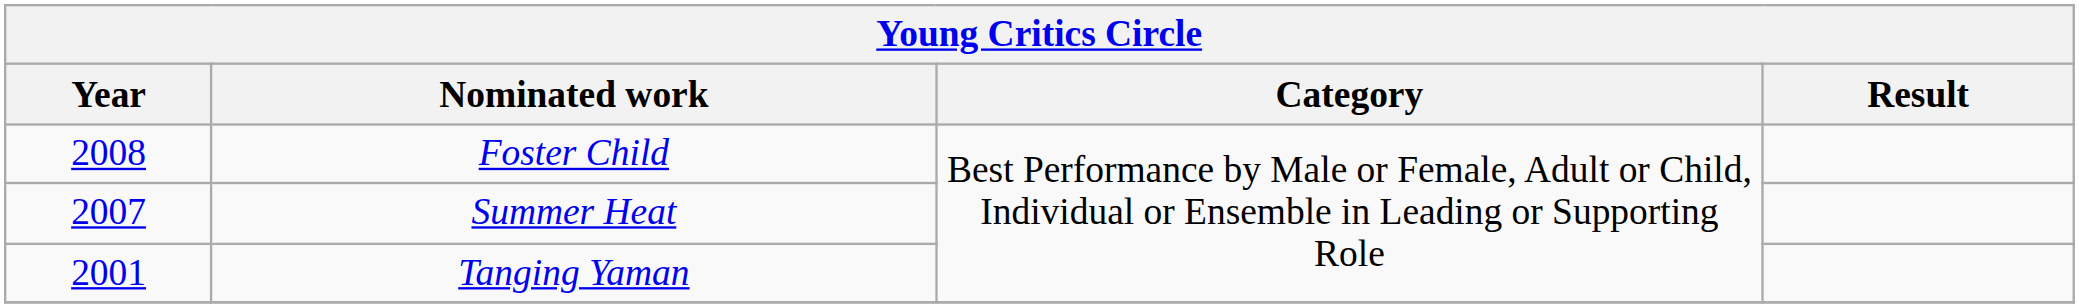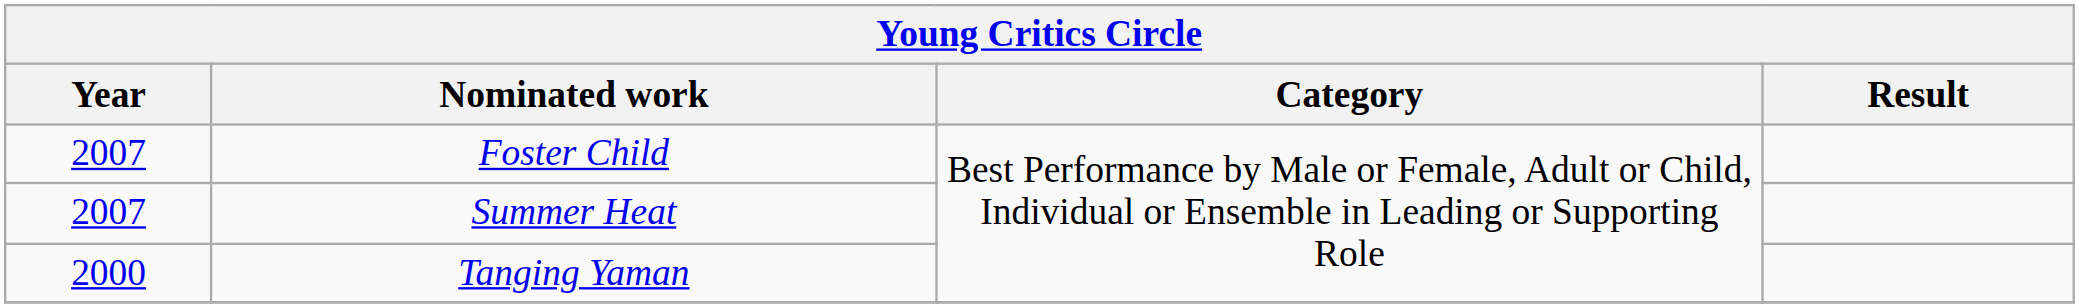(109, 152) 2008 -> (109, 152) 2007
(109, 271) 2001 -> (109, 271) 2000
